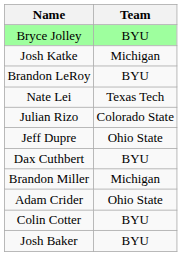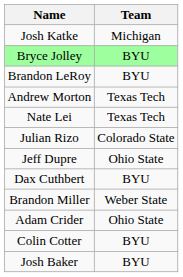rows swapped: (49, 35) <-> (49, 55)
+ row: (49, 96)
(135, 179) Michigan -> (136, 199) Weber State
